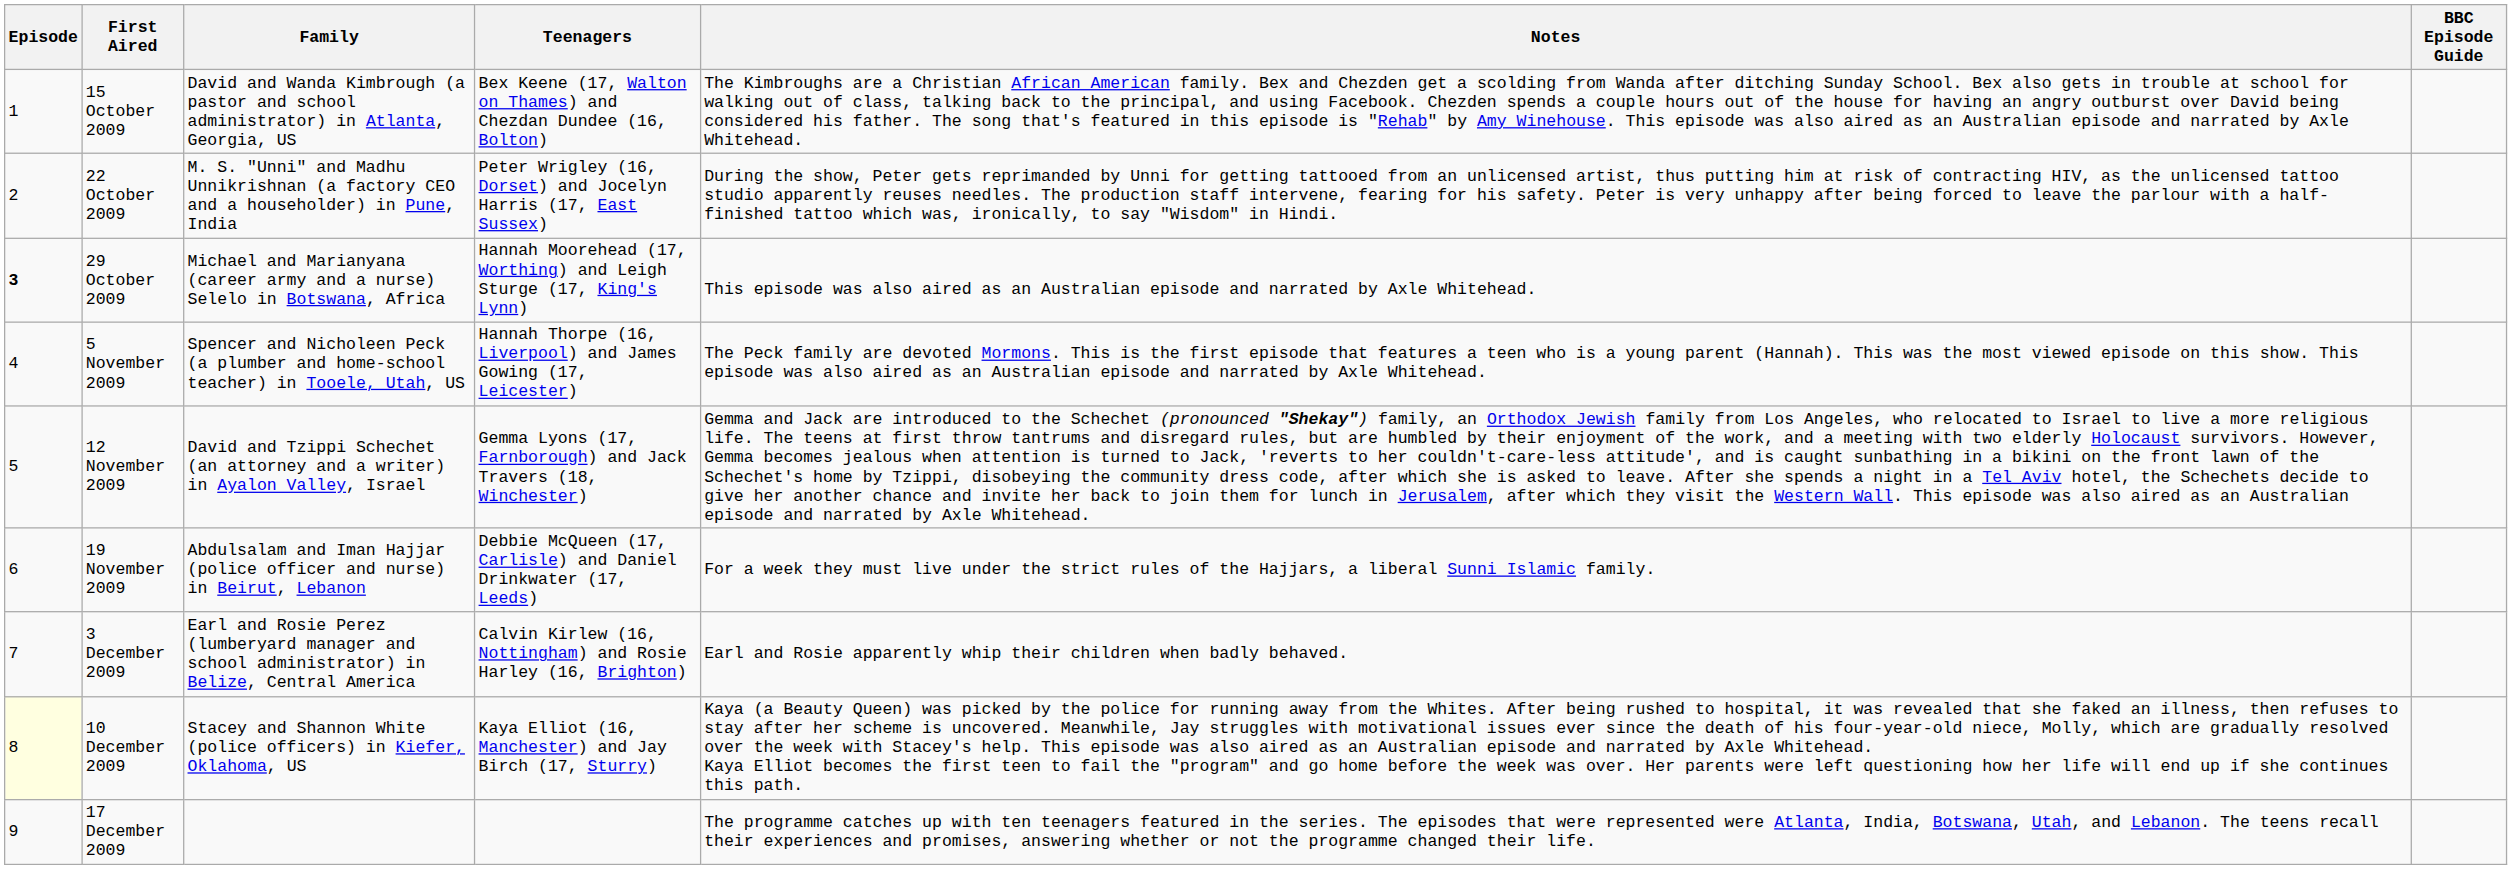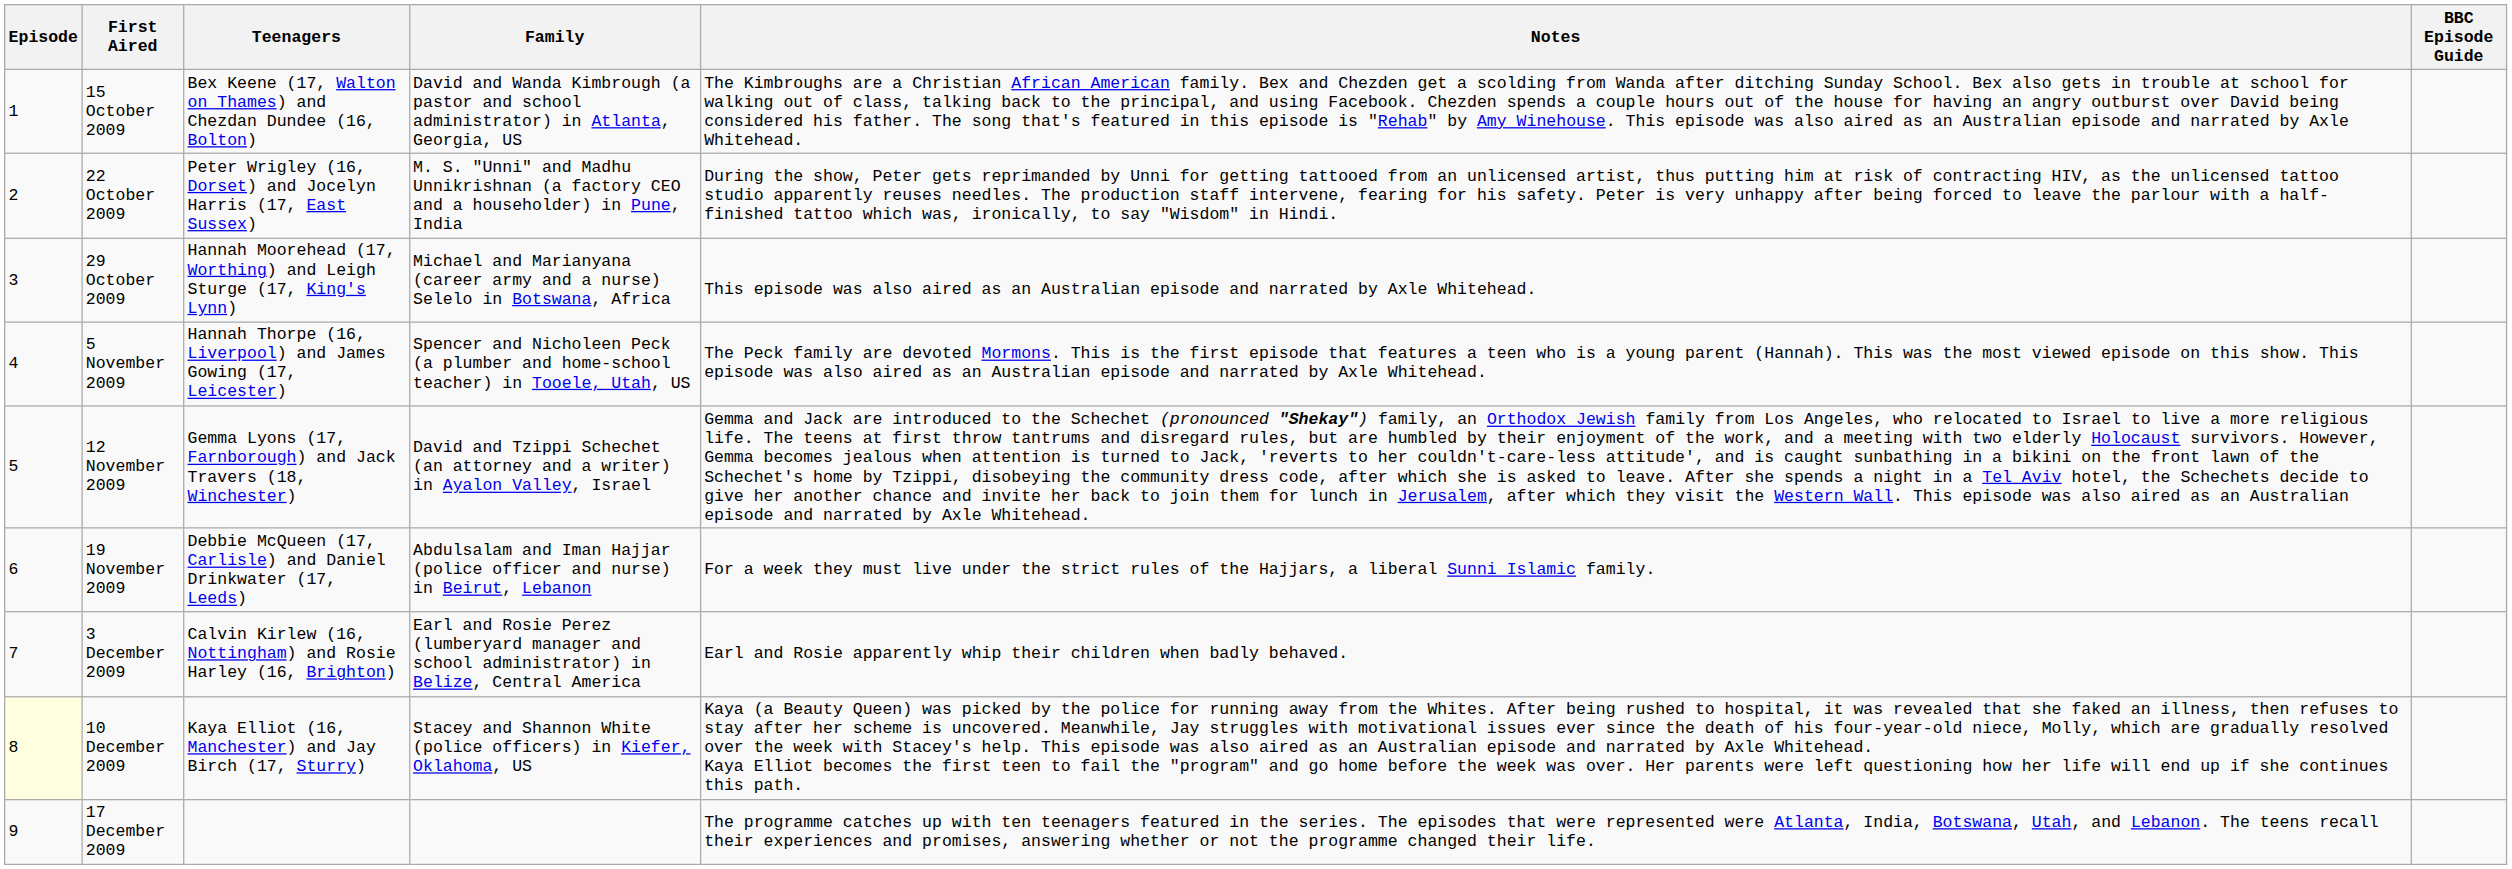columns swapped: (587, 37) <-> (329, 37)
(14, 280) bold -> (14, 280) normal
